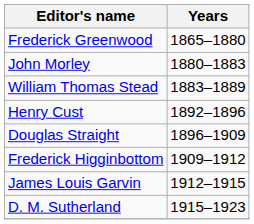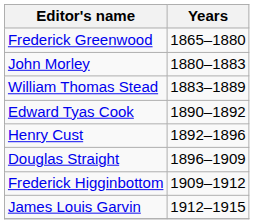+ row: (71, 111)
- row: (64, 207)
